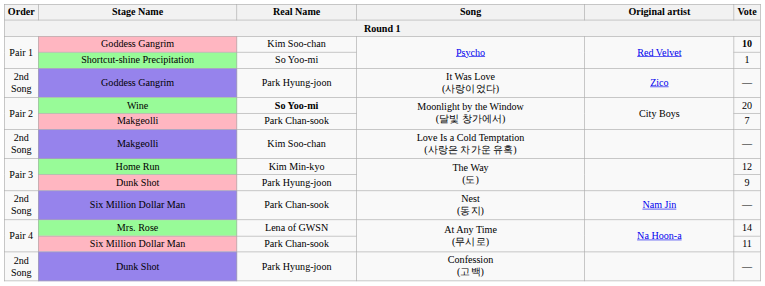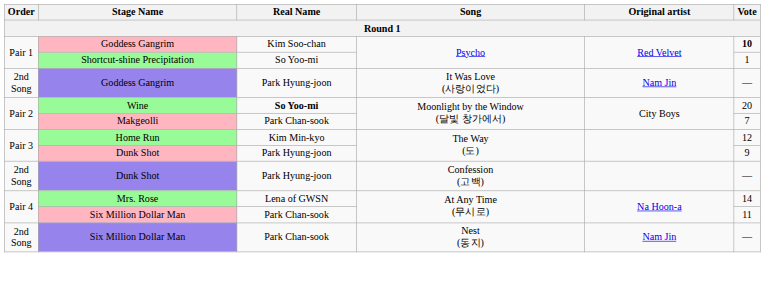(659, 83) Zico -> (659, 83) Nam Jin
- row: (138, 144)
rows swapped: (138, 266) <-> (138, 205)
